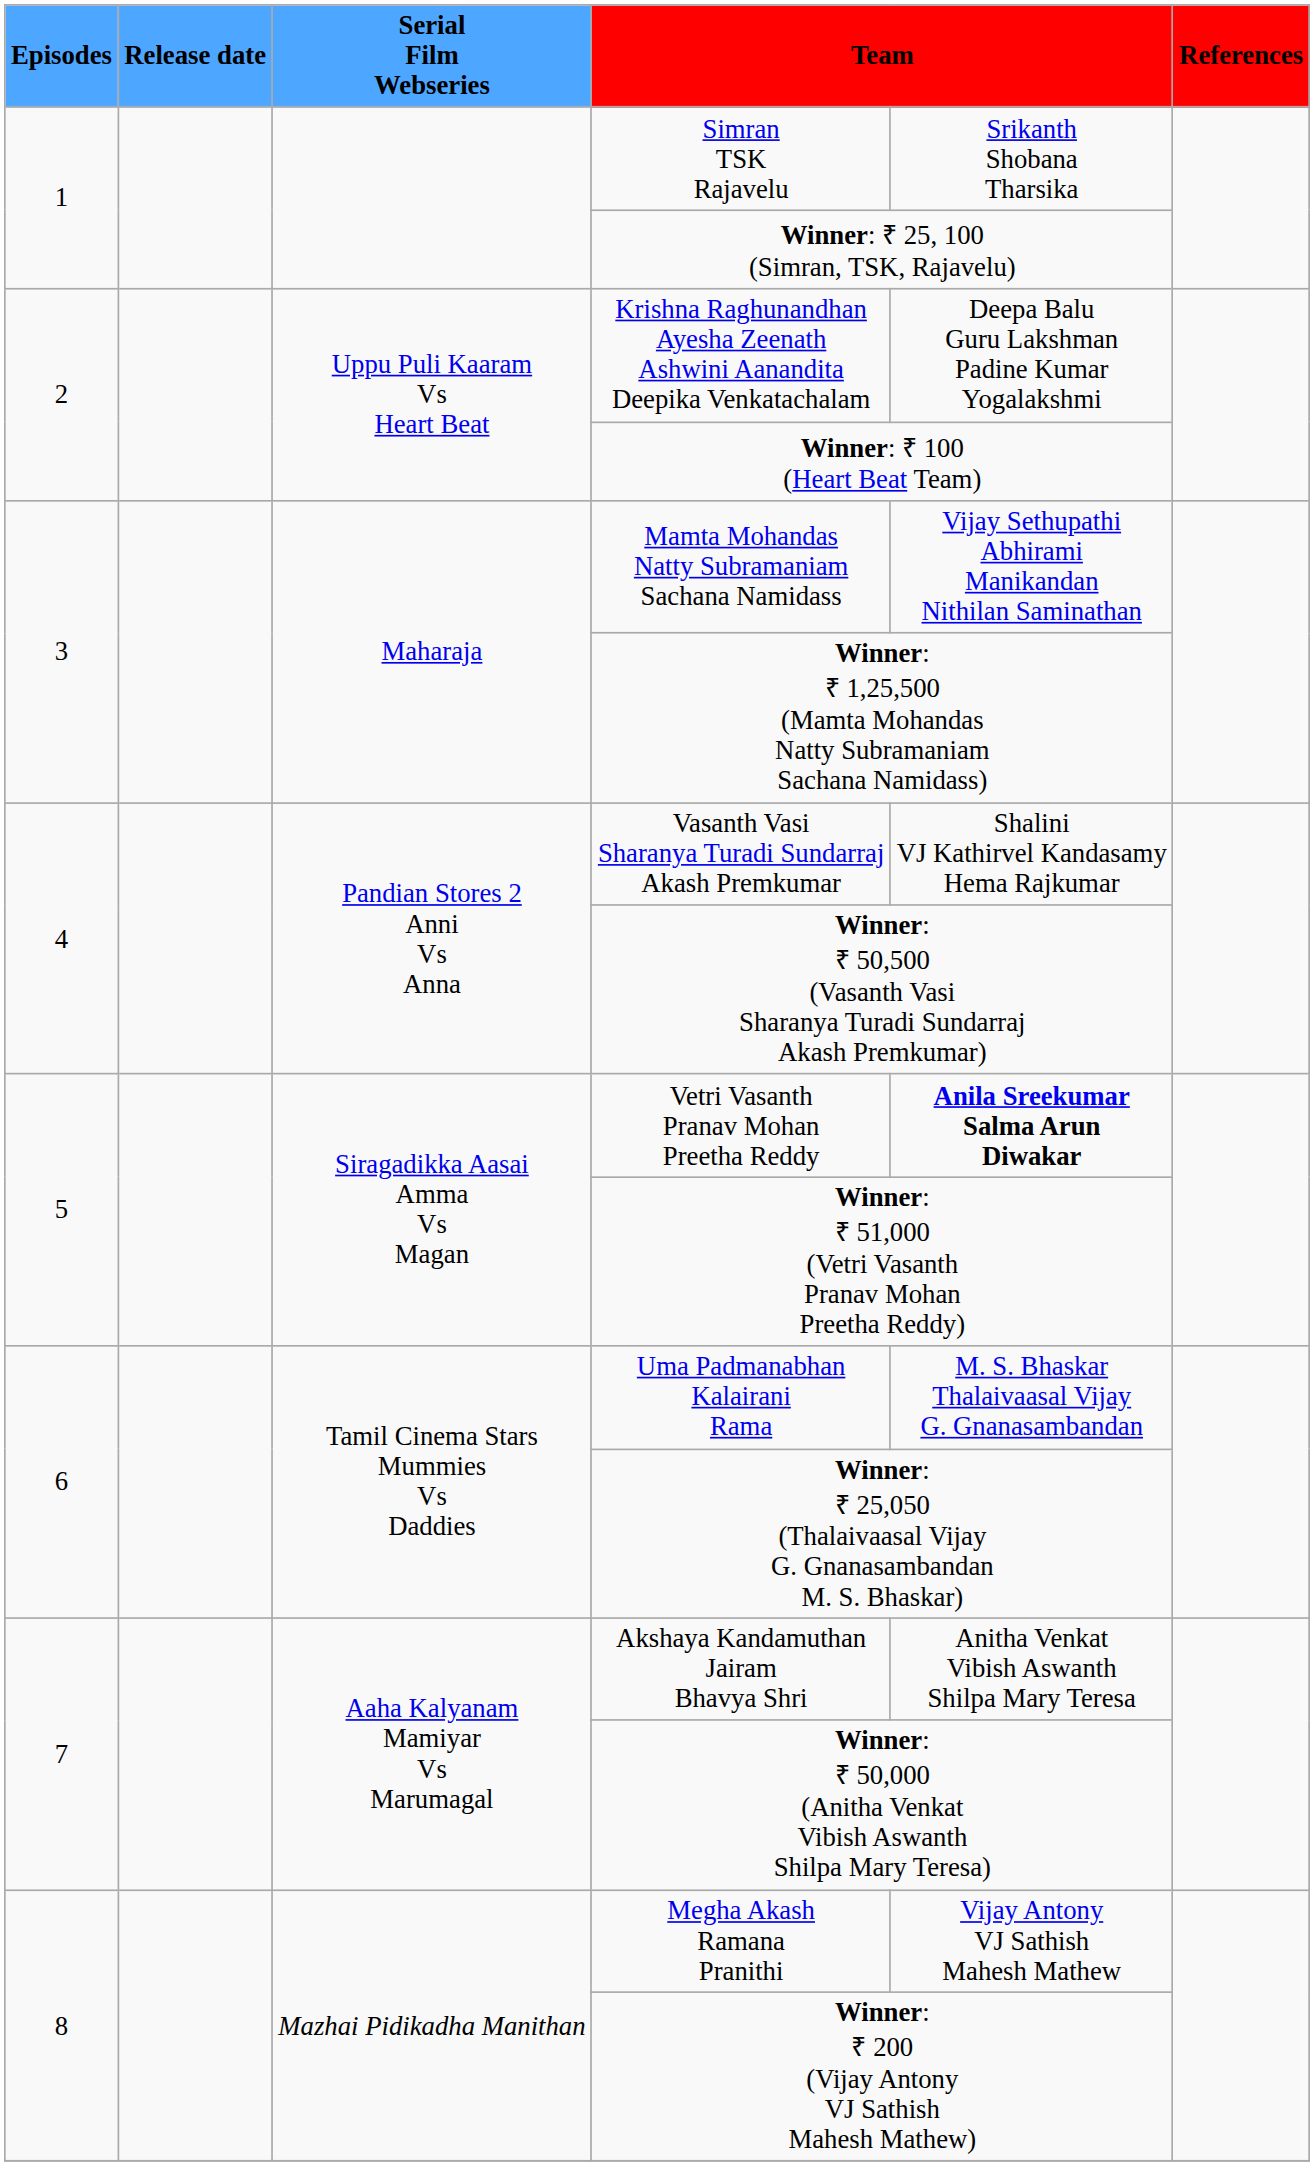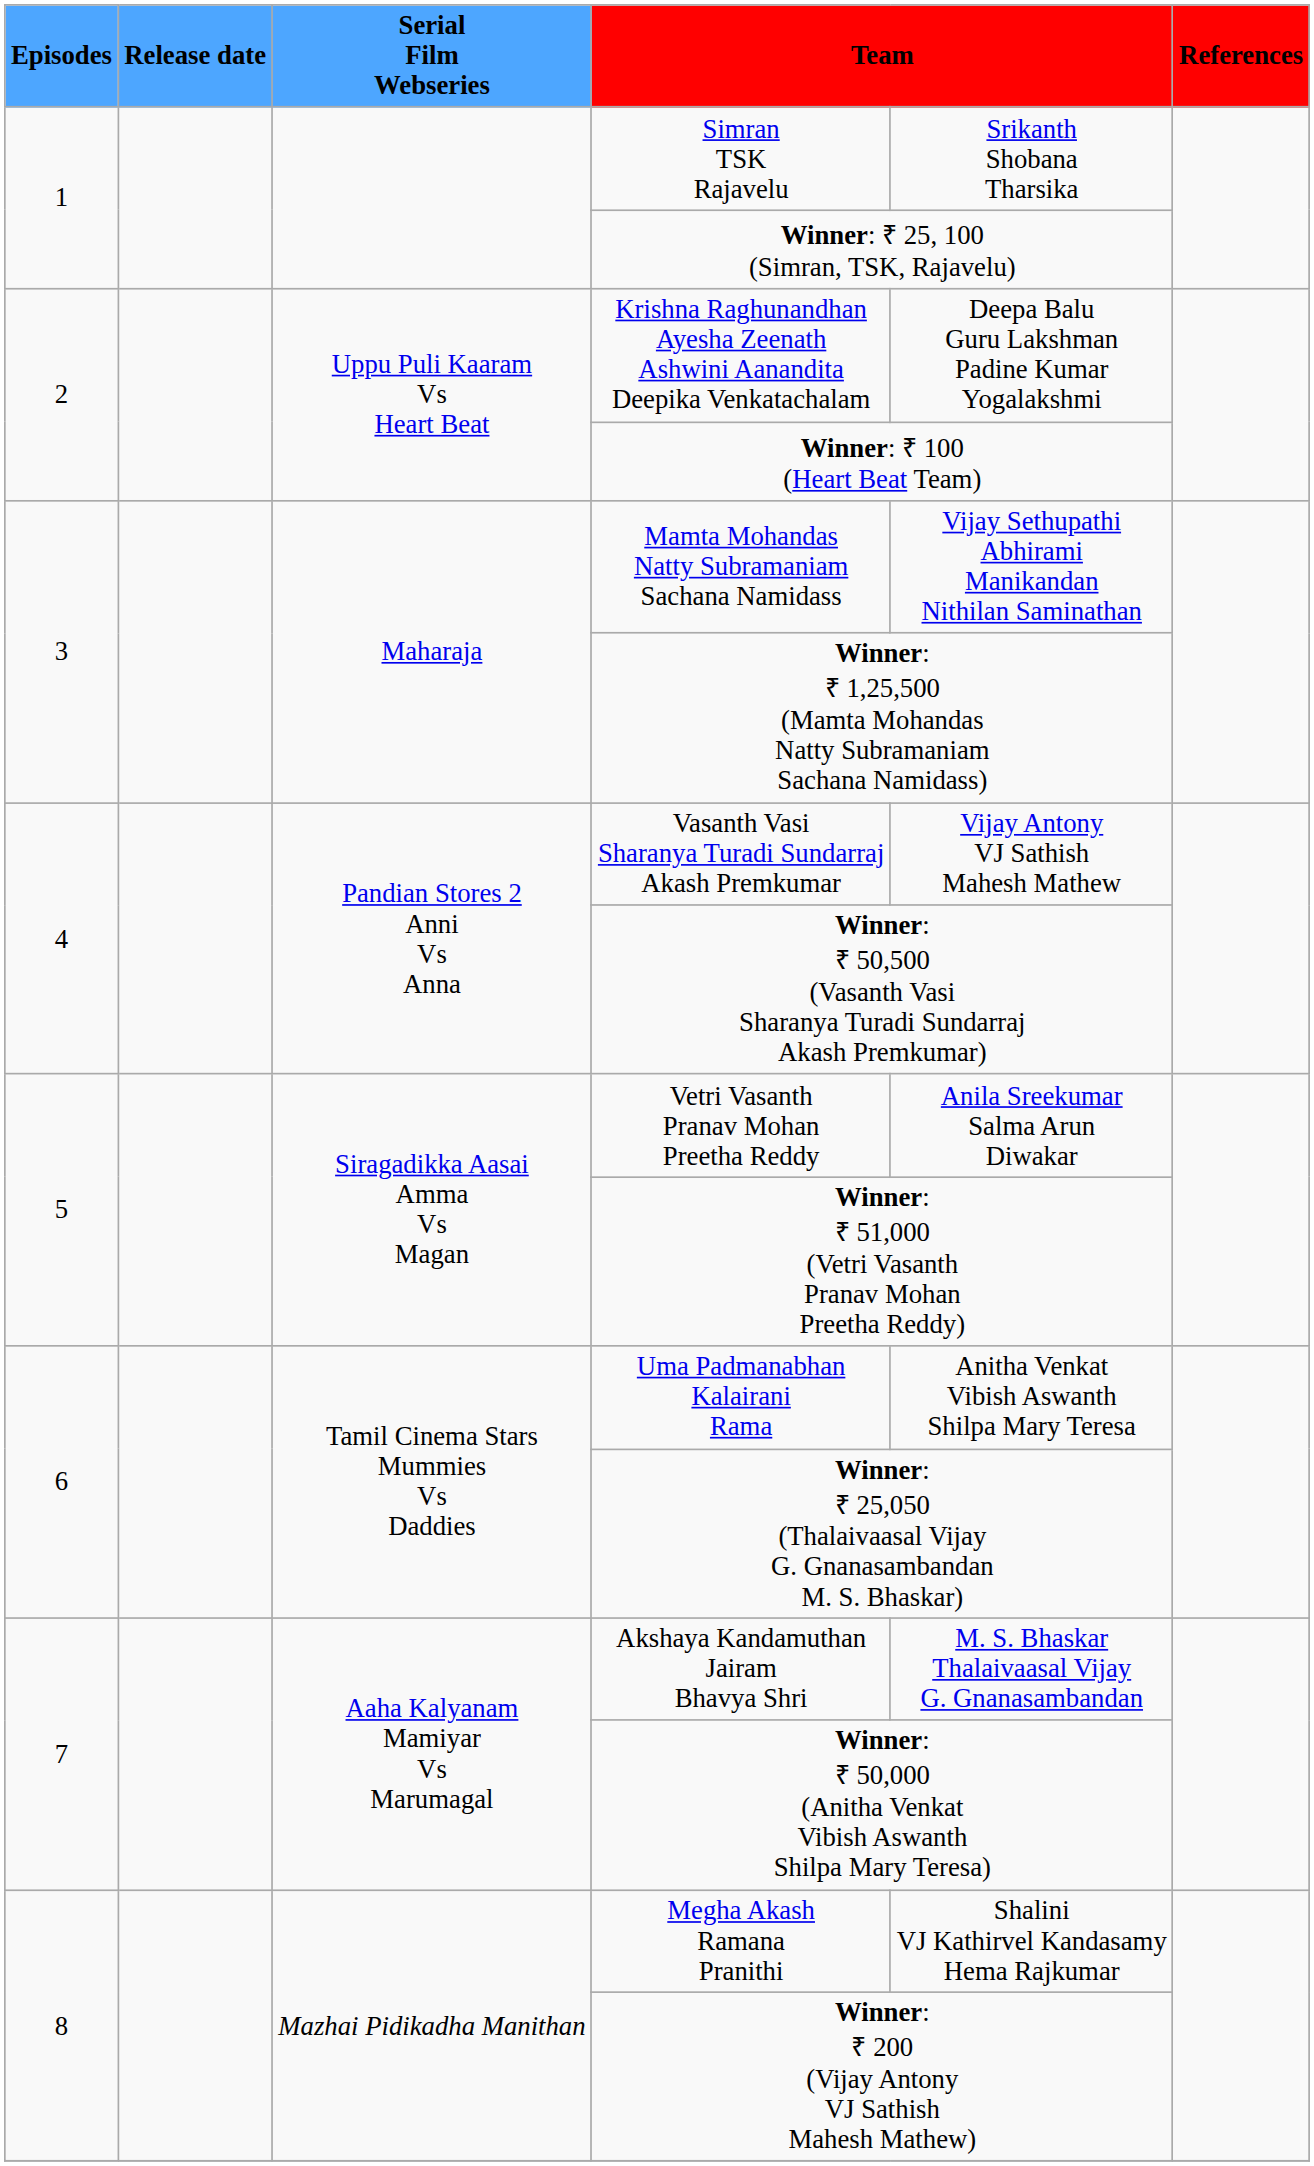(1032, 853) Shalini VJ Kathirvel Kandasamy Hema Rajkumar -> (1032, 853) Vijay Antony VJ Sathish Mahesh Mathew
(1032, 1125) bold -> (1032, 1125) normal
(1032, 1396) M. S. Bhaskar Thalaivaasal Vijay G. Gnanasambandan -> (1032, 1396) Anitha Venkat Vibish Aswanth Shilpa Mary Teresa
(1032, 1668) Anitha Venkat Vibish Aswanth Shilpa Mary Teresa -> (1032, 1668) M. S. Bhaskar Thalaivaasal Vijay G. Gnanasambandan
(1032, 1940) Vijay Antony VJ Sathish Mahesh Mathew -> (1032, 1940) Shalini VJ Kathirvel Kandasamy Hema Rajkumar
